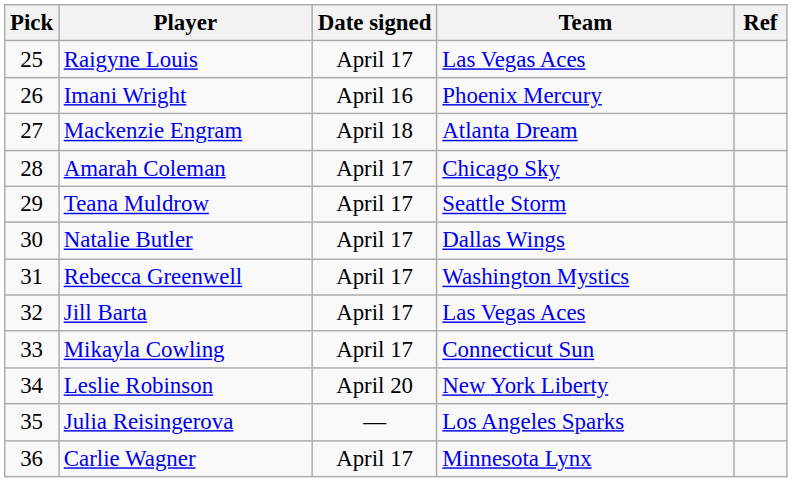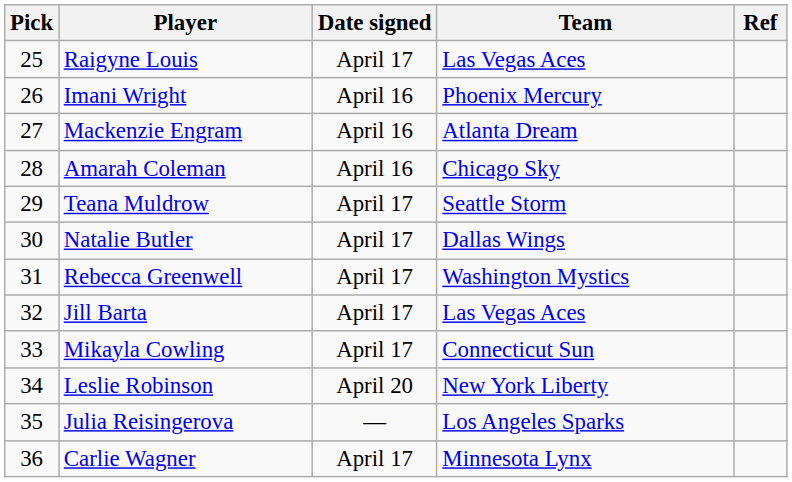(375, 131) April 18 -> (375, 131) April 16
(375, 167) April 17 -> (375, 167) April 16
